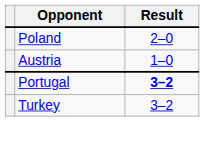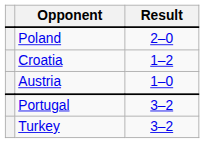+ row: (40, 60)
(162, 83) bold -> (162, 105) normal
